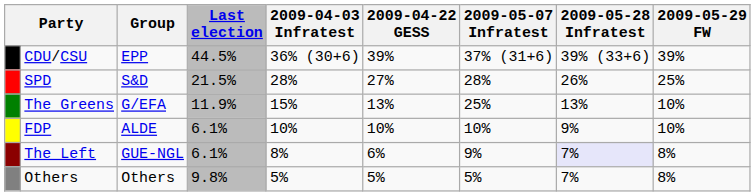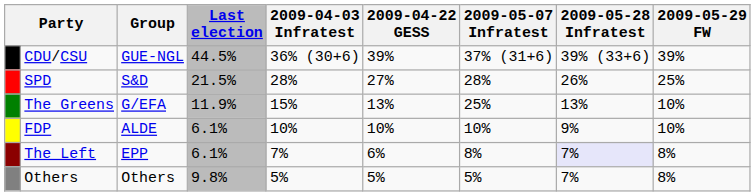(135, 58) EPP -> (153, 58) GUE-NGL
(153, 155) GUE-NGL -> (135, 155) EPP
(279, 155) 8% -> (279, 155) 7%
(473, 155) 9% -> (473, 155) 8%
